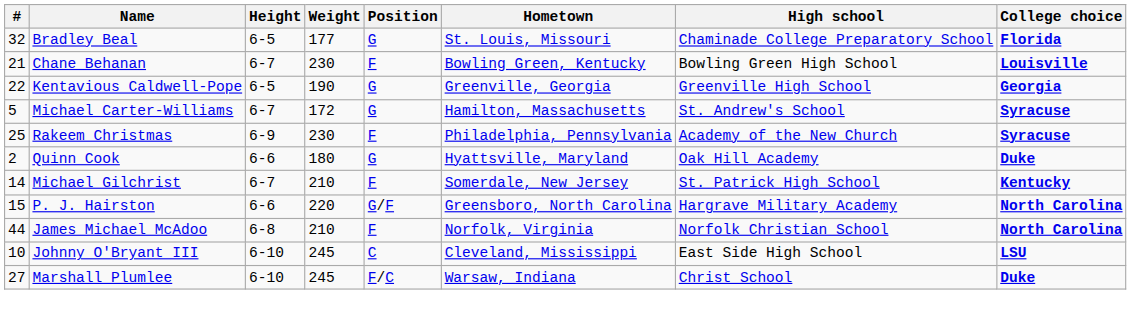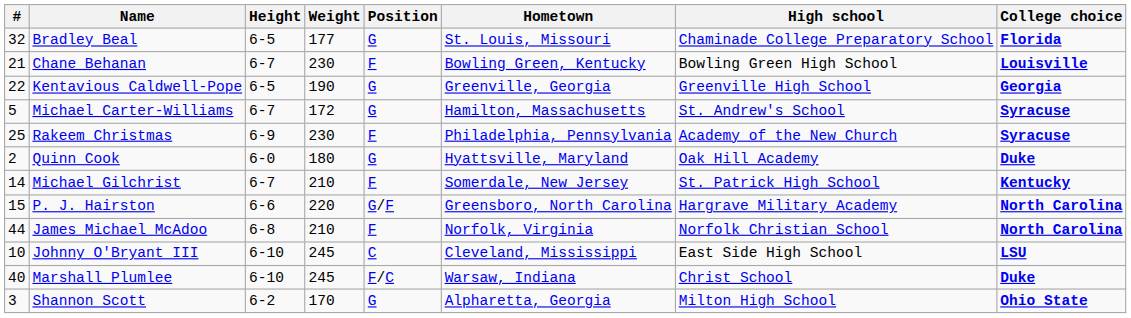(262, 159) 6-6 -> (262, 159) 6-0
(17, 277) 27 -> (17, 277) 40
+ row: (89, 301)
